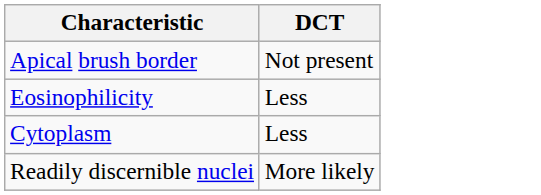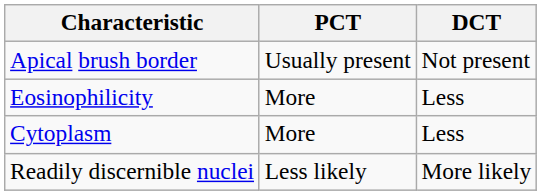+ column: (338, 23)
